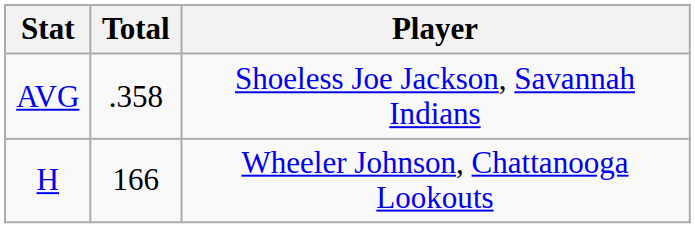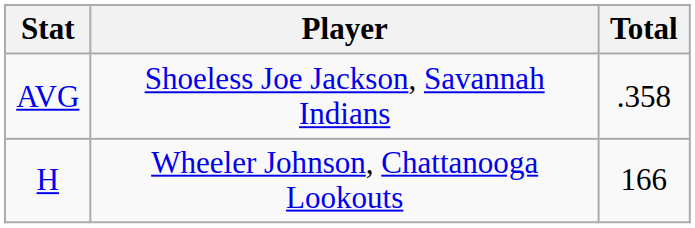columns swapped: (435, 29) <-> (136, 29)
